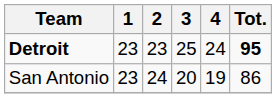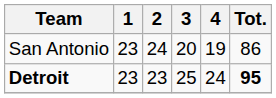rows swapped: (39, 48) <-> (59, 78)
